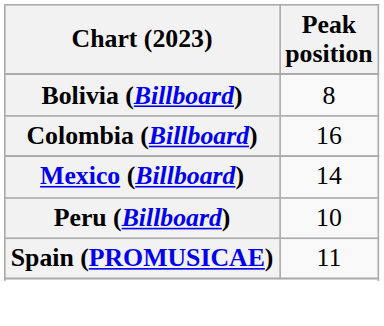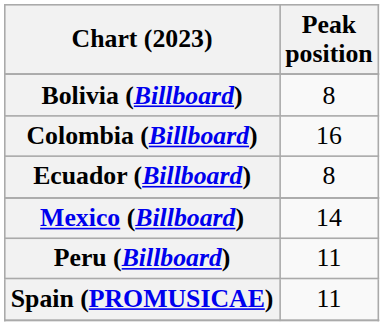+ row: (142, 176)
(329, 217) 10 -> (329, 258) 11
